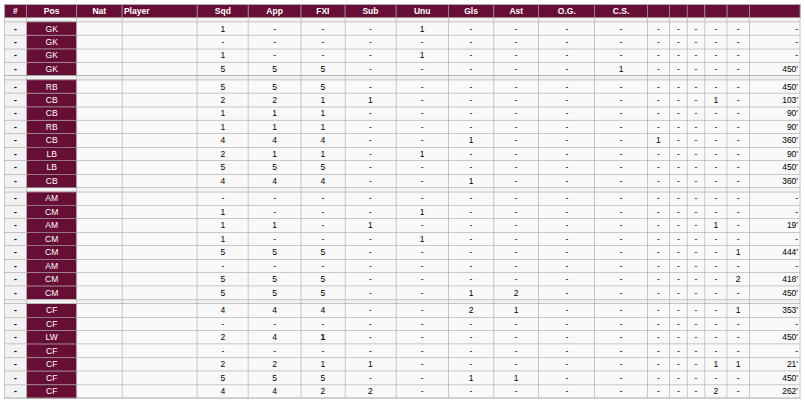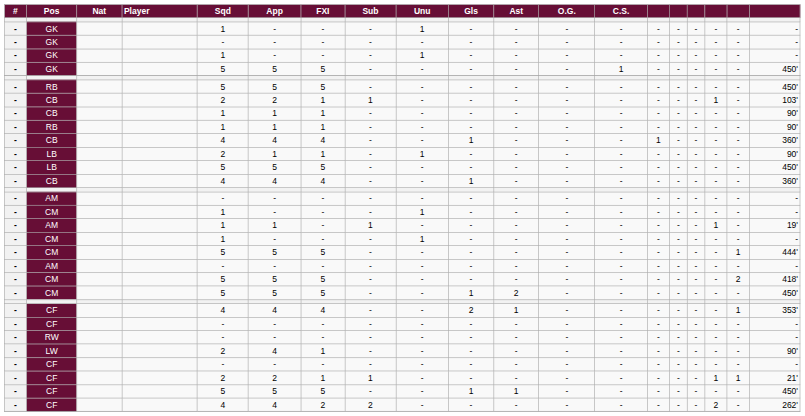+ row: (15, 337)
(323, 337) bold -> (323, 350) normal
(790, 337) 450' -> (792, 350) 90'
